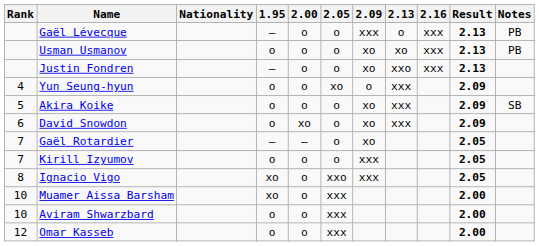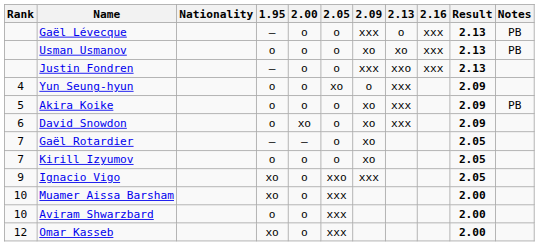(369, 68) xo -> (369, 68) xxx
(515, 105) SB -> (515, 105) PB
(369, 159) xxx -> (369, 159) xo
(21, 178) 8 -> (21, 178) 9
(272, 232) o -> (272, 232) xo
